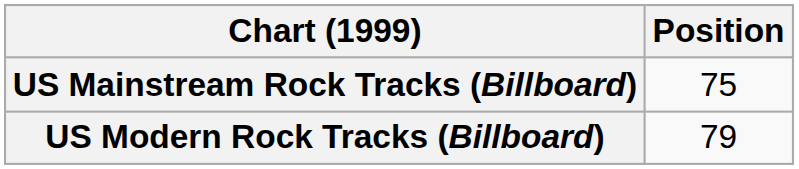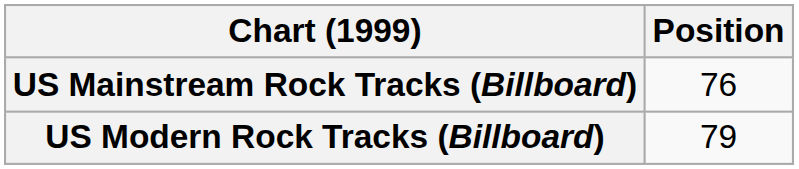(719, 84) 75 -> (719, 84) 76
